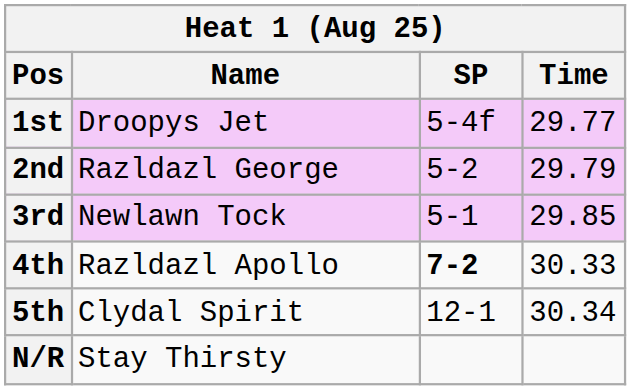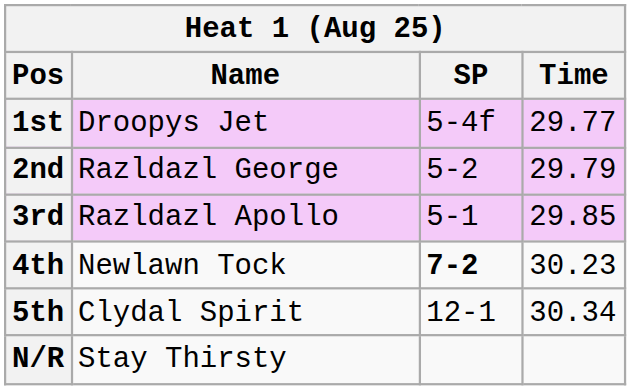(182, 218) Newlawn Tock -> (208, 218) Razldazl Apollo
(208, 265) Razldazl Apollo -> (182, 265) Newlawn Tock
(573, 265) 30.33 -> (573, 265) 30.23
